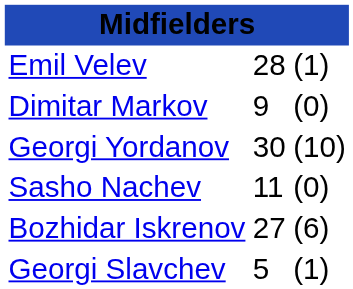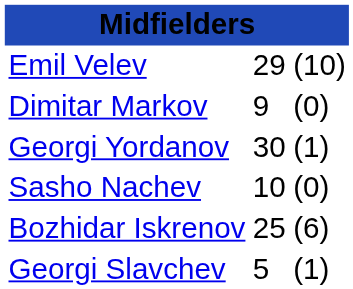(269, 65) 28 -> (269, 65) 29
(311, 65) (1) -> (319, 65) (10)
(319, 146) (10) -> (311, 146) (1)
(268, 187) 11 -> (269, 187) 10
(269, 228) 27 -> (269, 228) 25
